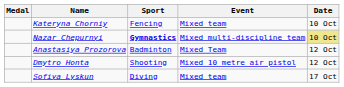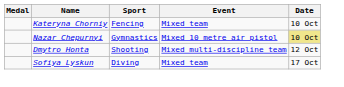(153, 36) bold -> (134, 36) normal
(243, 36) Mixed multi-discipline team -> (219, 36) Mixed 10 metre air pistol
- row: (80, 49)
(238, 62) Mixed 10 metre air pistol -> (224, 49) Mixed multi-discipline team
